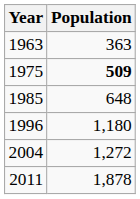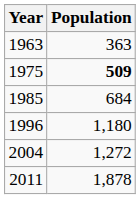(119, 99) 648 -> (119, 99) 684
